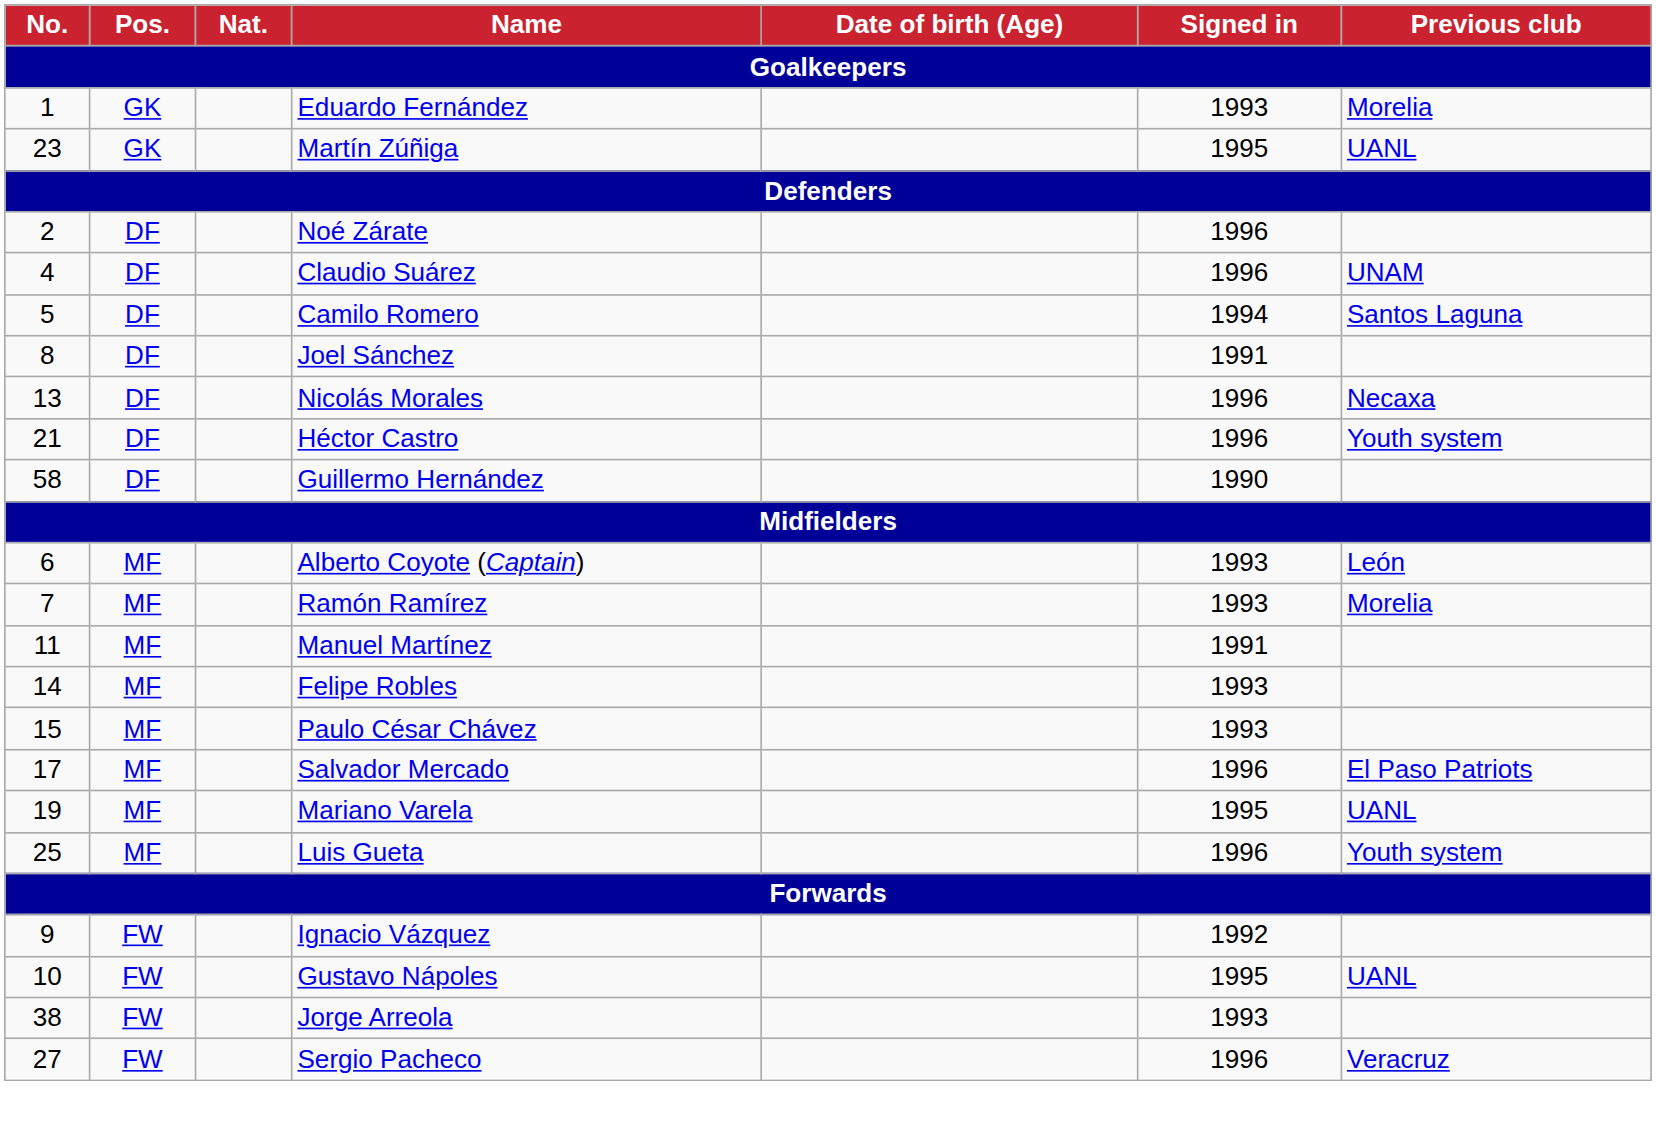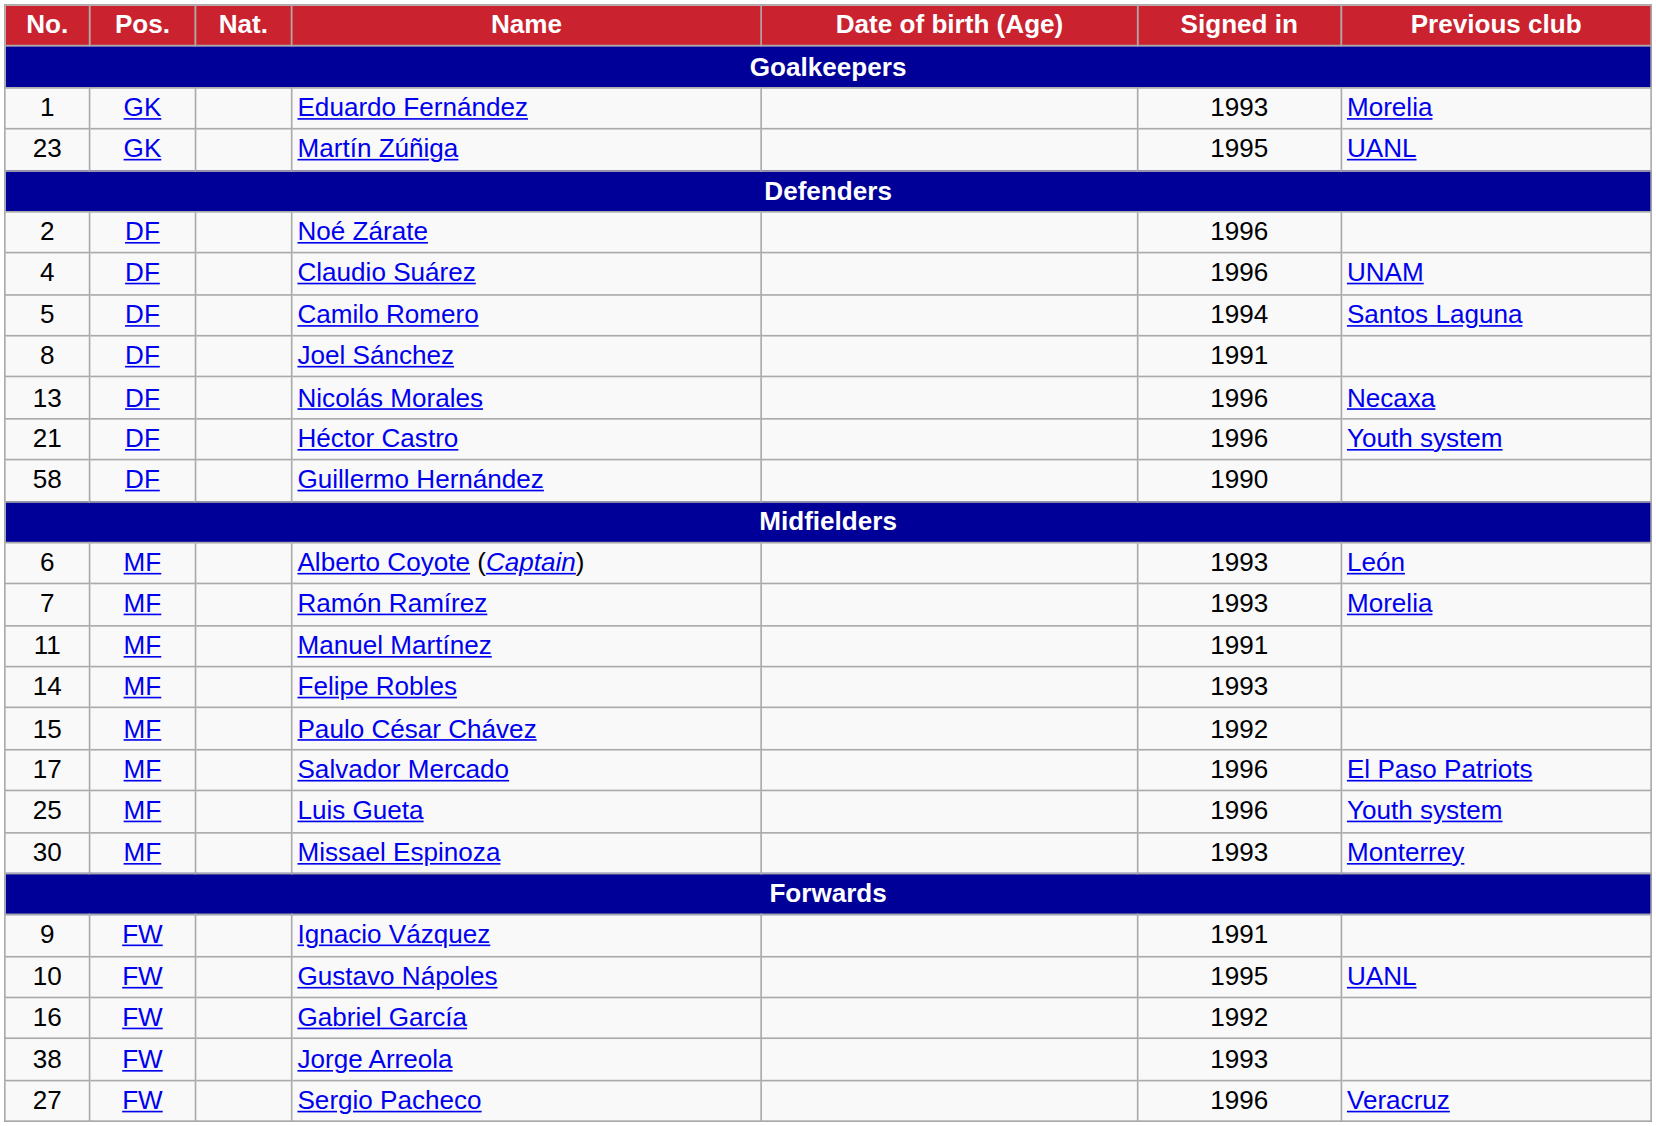(1239, 728) 1993 -> (1239, 728) 1992
- row: (385, 811)
+ row: (399, 852)
(1239, 935) 1992 -> (1239, 935) 1991
+ row: (382, 1017)
